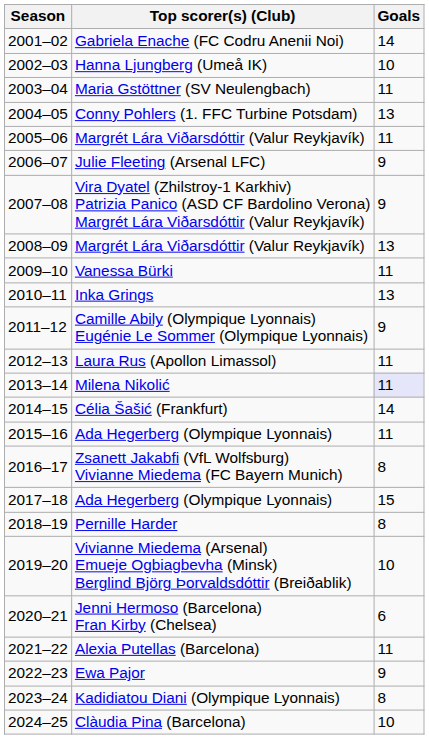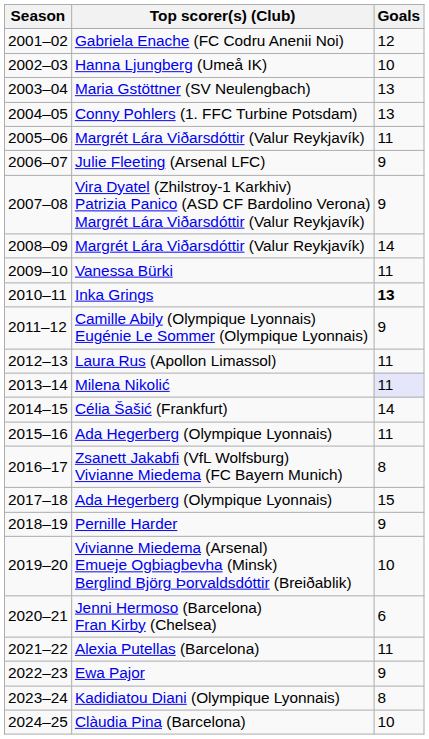(386, 41) 14 -> (386, 41) 12
(385, 89) 11 -> (386, 89) 13
(386, 246) 13 -> (386, 246) 14
(386, 294) normal -> (386, 294) bold
(382, 524) 8 -> (382, 524) 9
